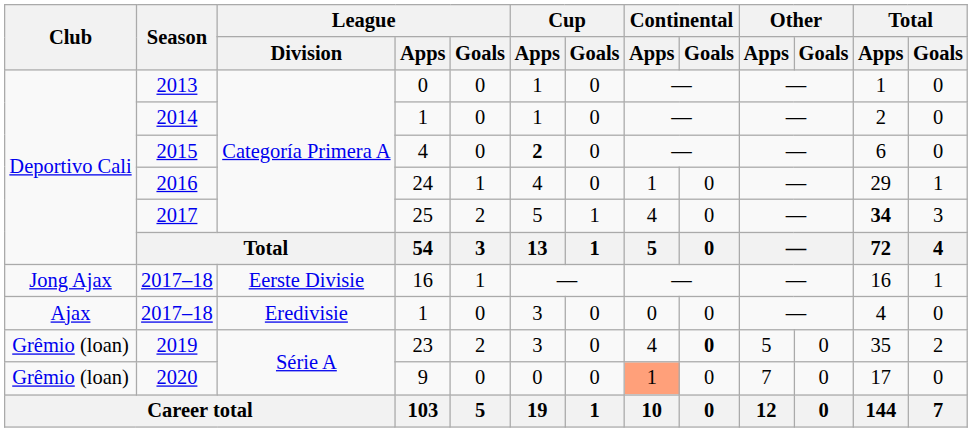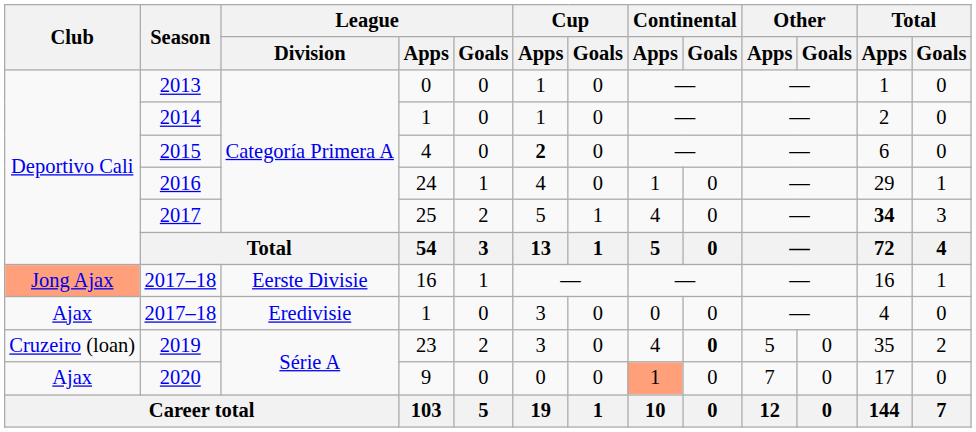(71, 280) no background -> (72, 280) lightsalmon background
(71, 345) Grêmio (loan) -> (72, 345) Cruzeiro (loan)
(71, 378) Grêmio (loan) -> (72, 378) Ajax
